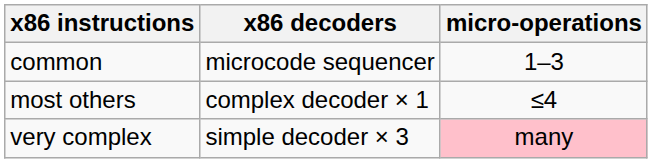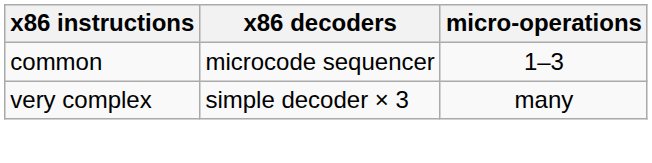- row: (73, 99)
(544, 137) pink background -> (544, 99) no background
